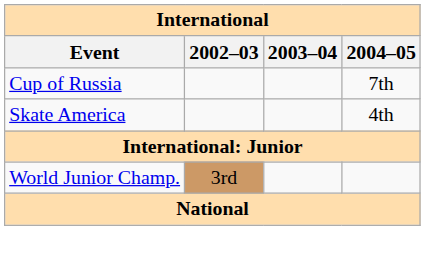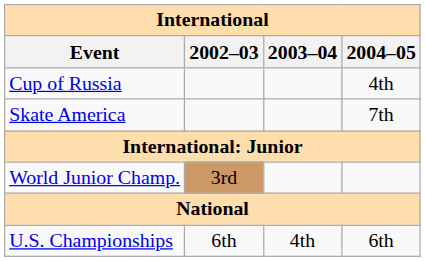(381, 83) 7th -> (381, 83) 4th
(381, 114) 4th -> (381, 114) 7th
+ row: (91, 240)
